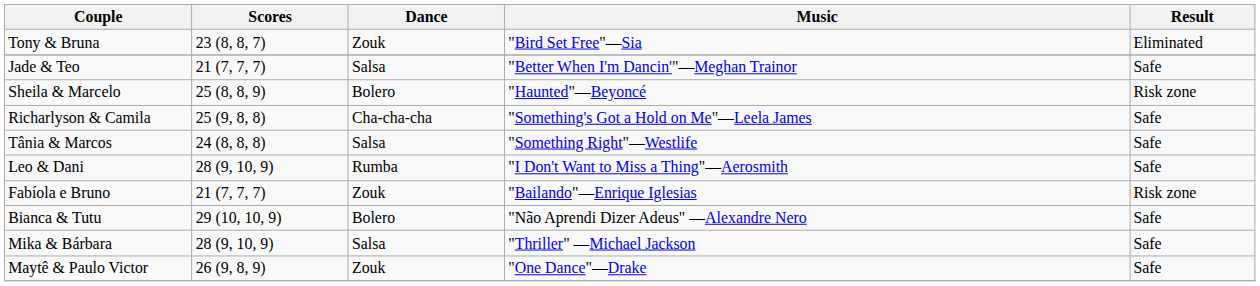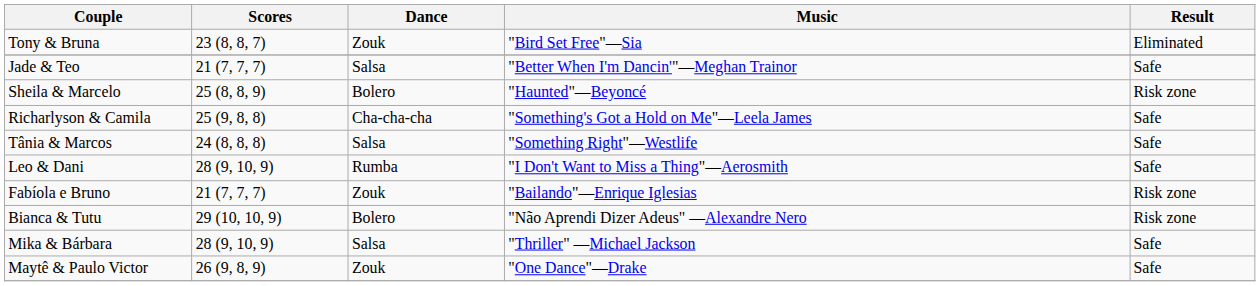(1148, 218) Safe -> (1165, 218) Risk zone
